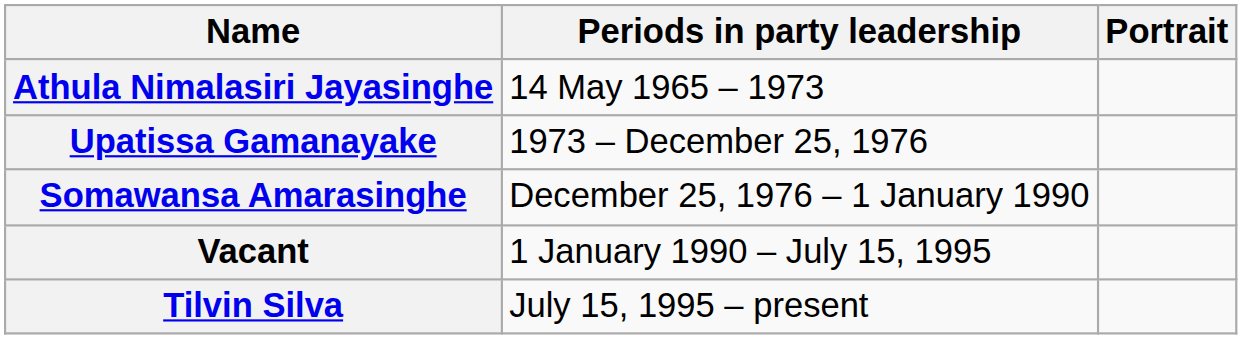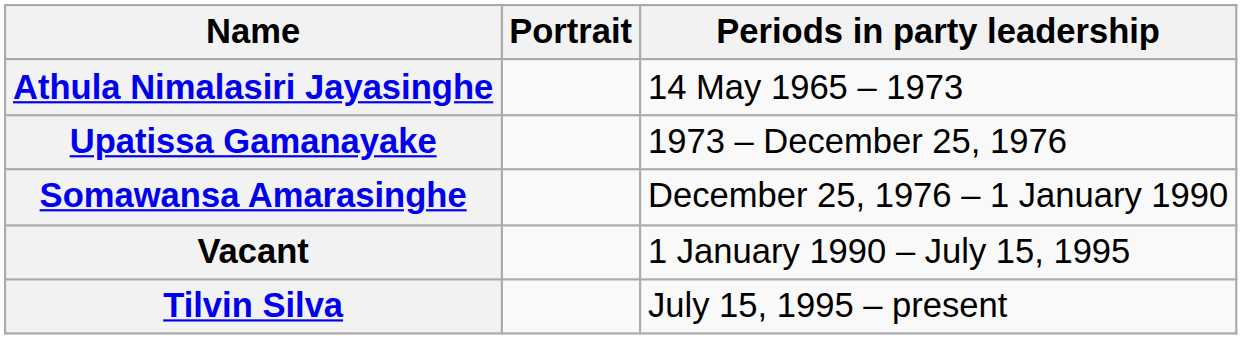columns swapped: (1167, 31) <-> (799, 31)
